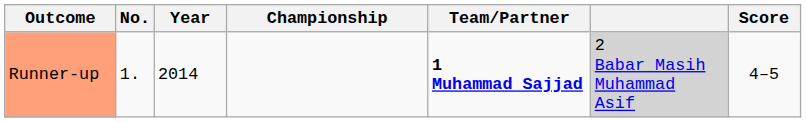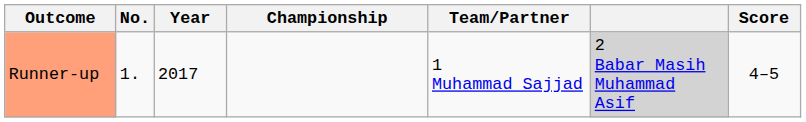(178, 75) 2014 -> (178, 75) 2017
(507, 75) bold -> (507, 75) normal
